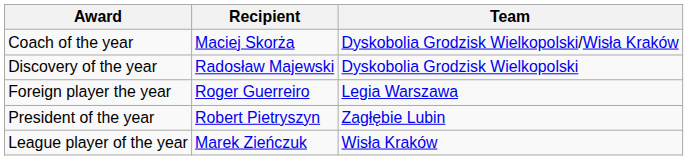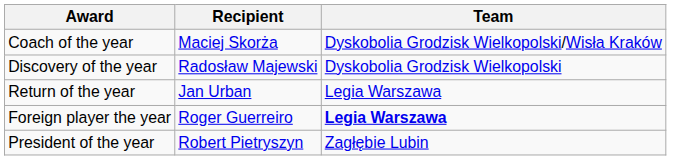+ row: (72, 92)
(400, 92) normal -> (386, 117) bold
- row: (98, 142)
